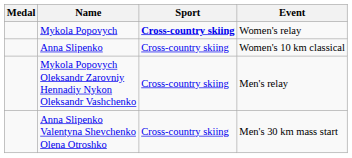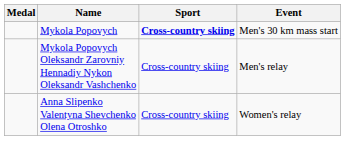(270, 30) Women's relay -> (289, 30) Men's 30 km mass start
- row: (71, 47)
(289, 132) Men's 30 km mass start -> (270, 114) Women's relay
